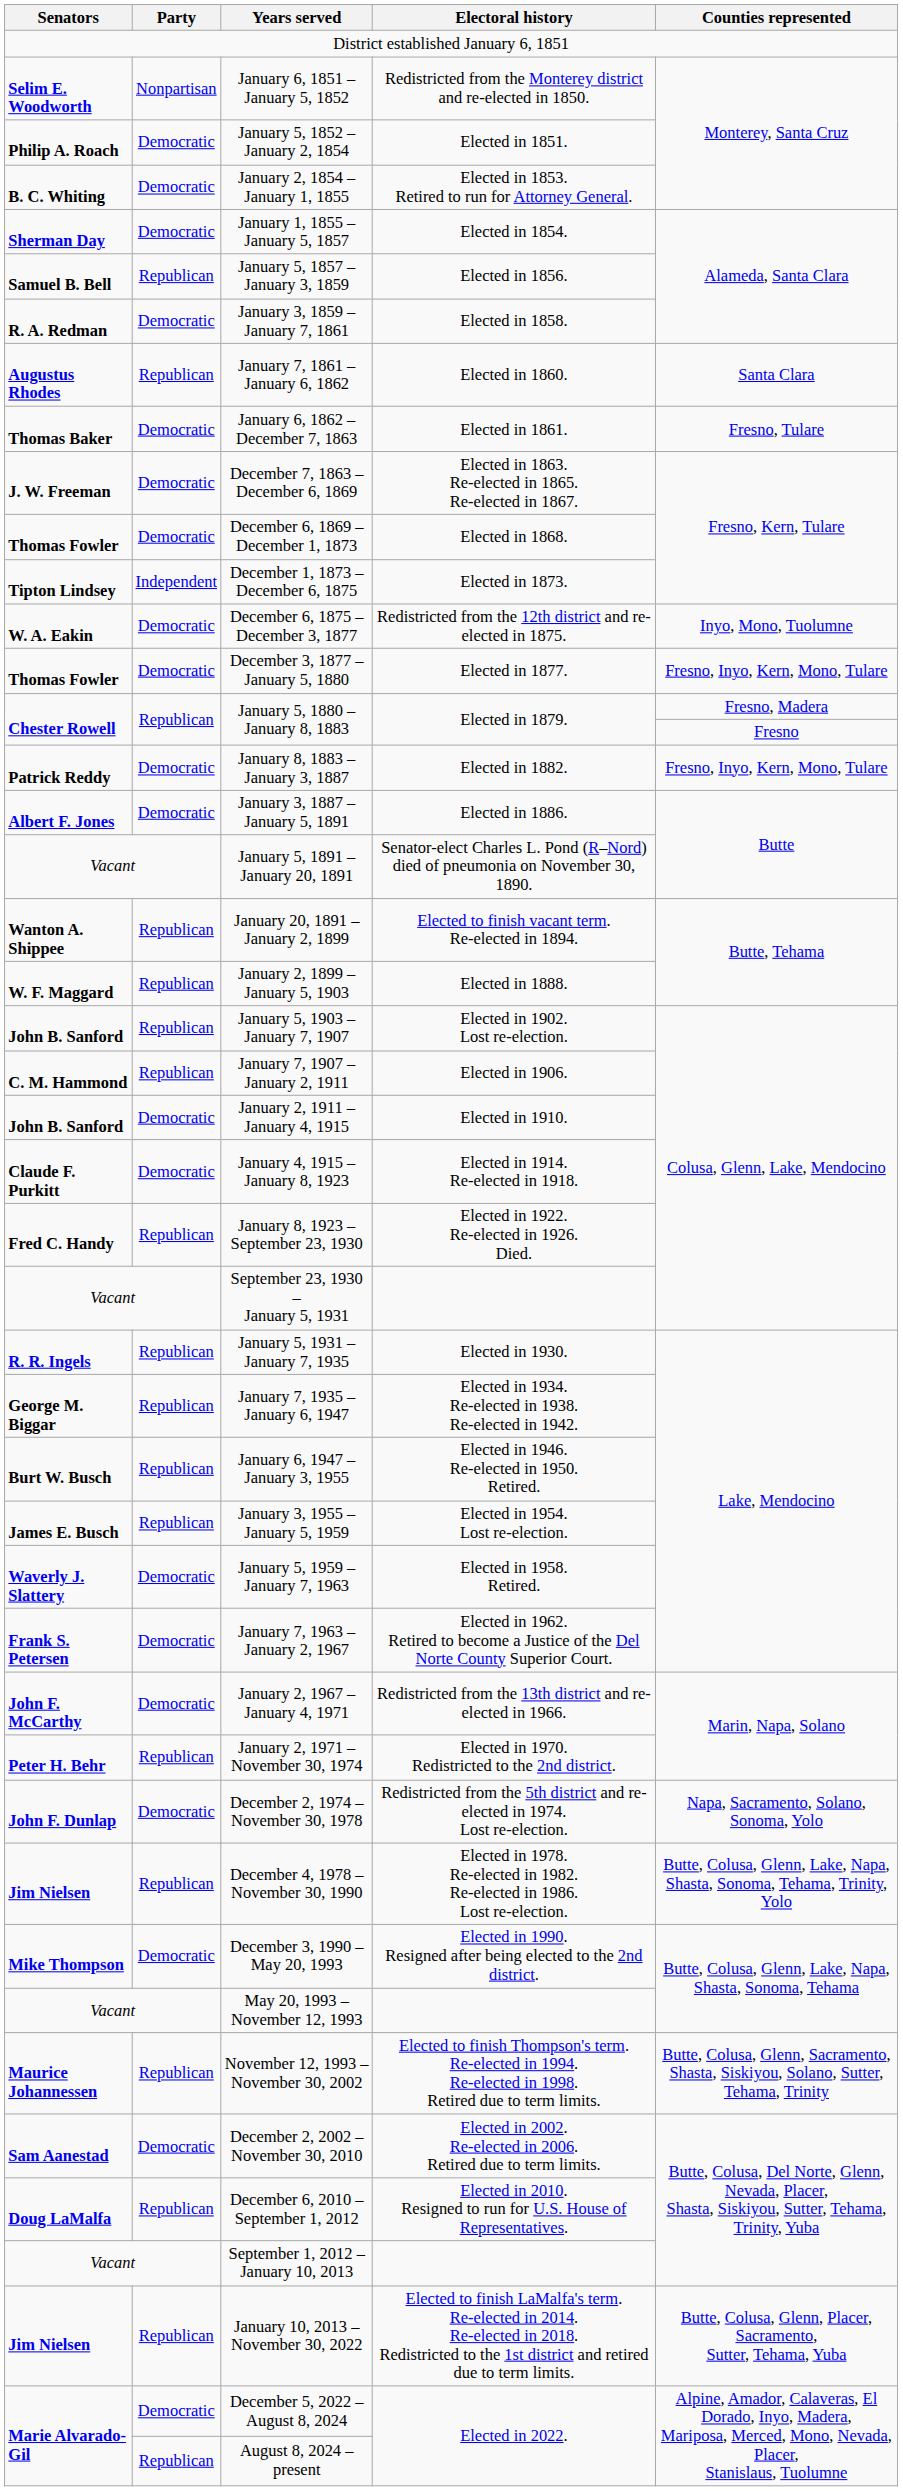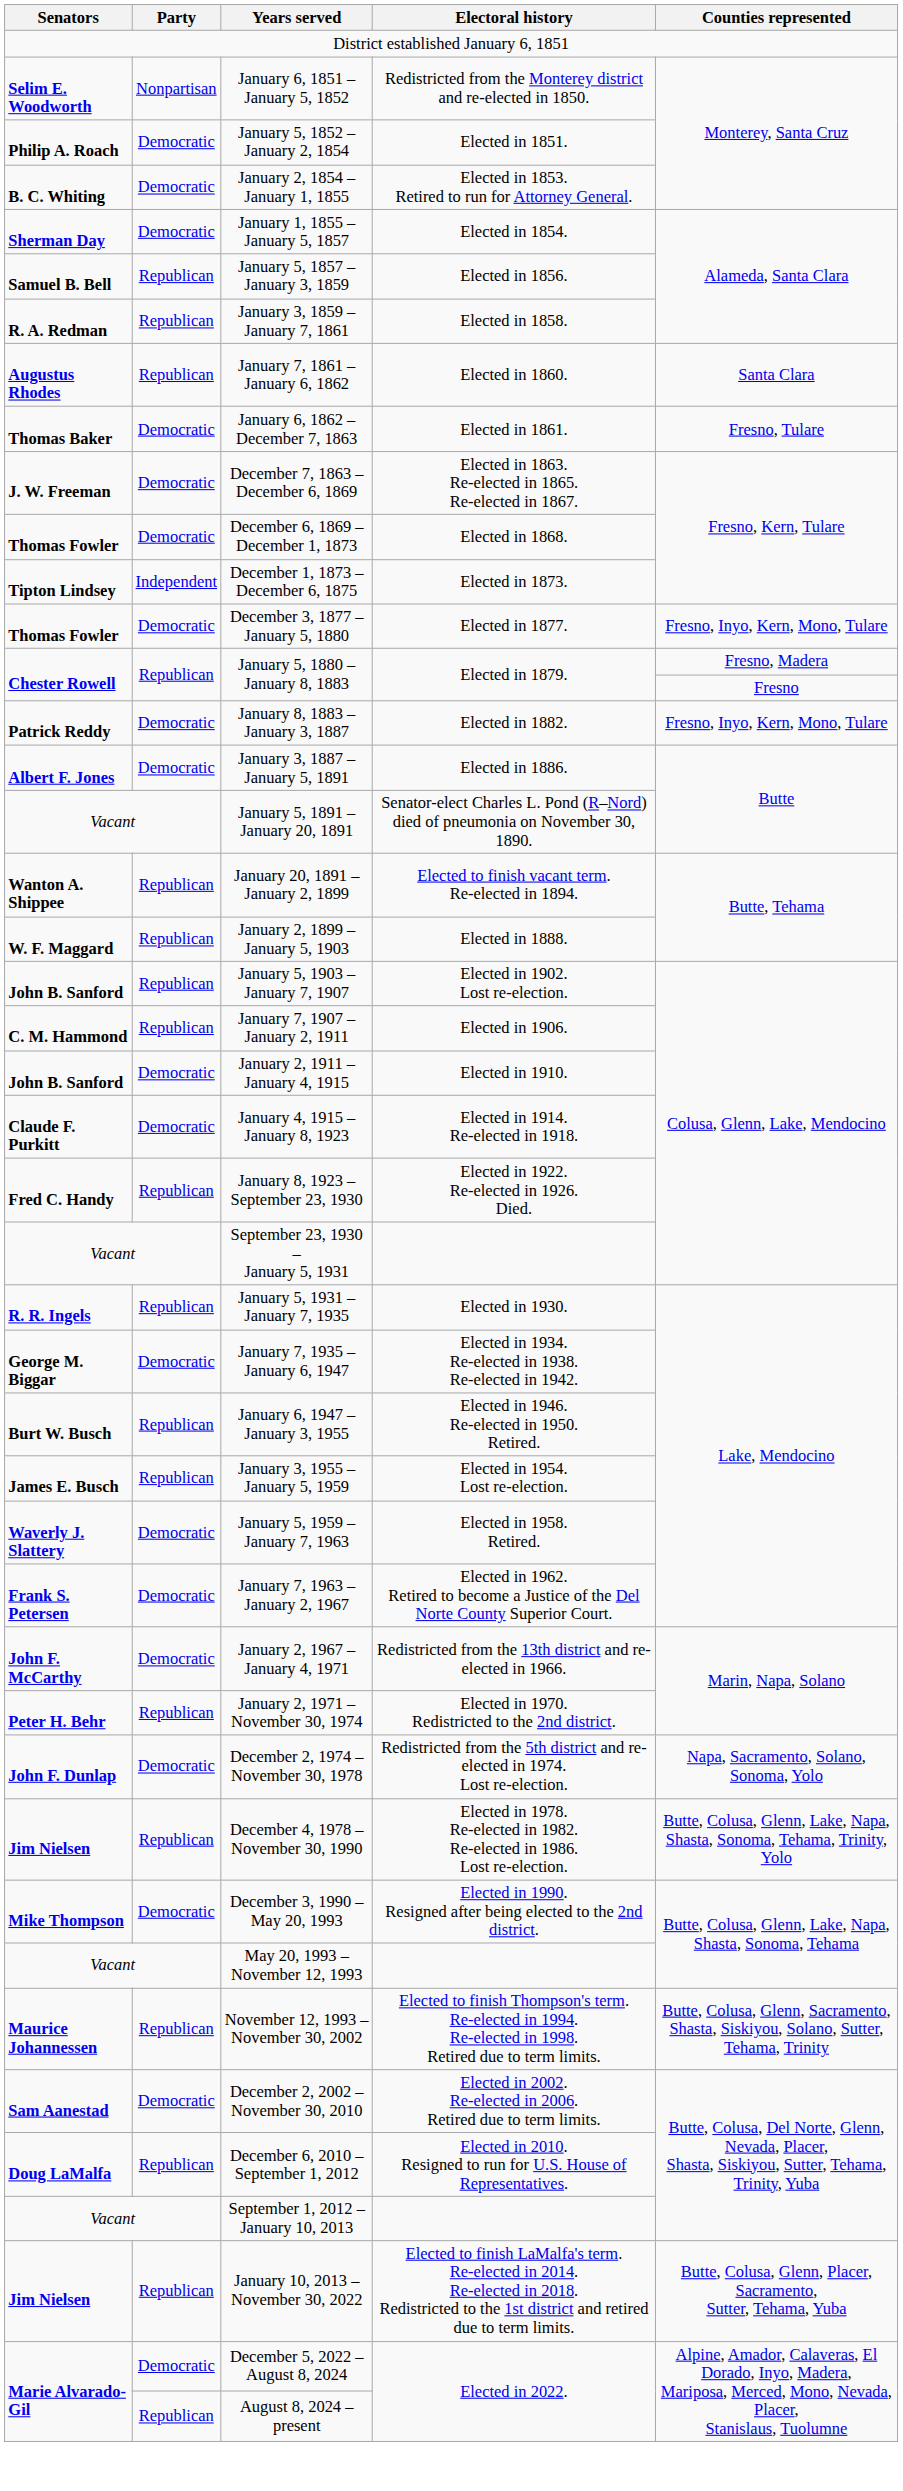(176, 321) Democratic -> (176, 321) Republican
- row: (297, 626)
(176, 1405) Republican -> (176, 1361) Democratic
